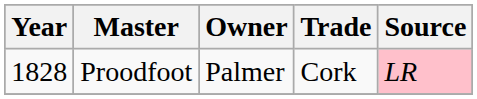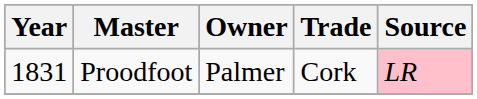(39, 71) 1828 -> (39, 71) 1831
